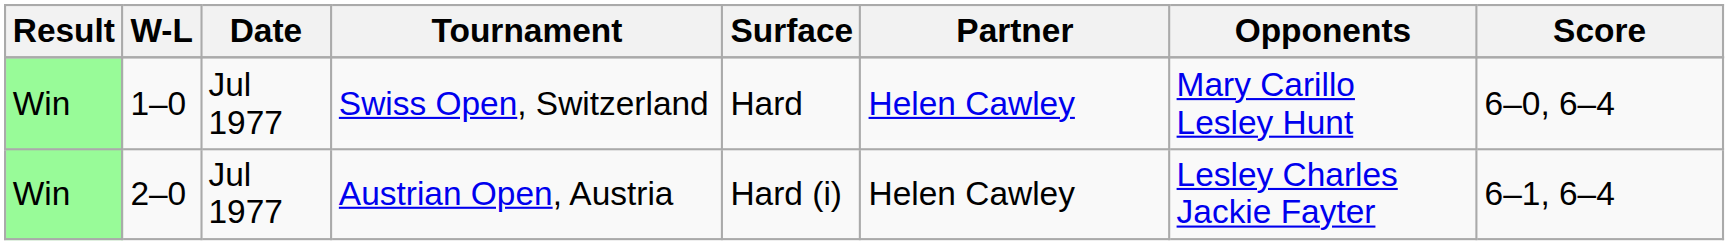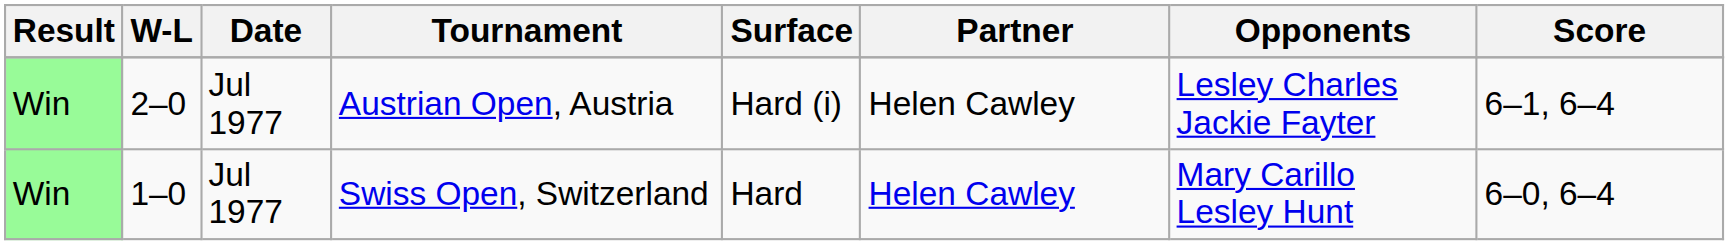rows swapped: (524, 102) <-> (506, 193)
